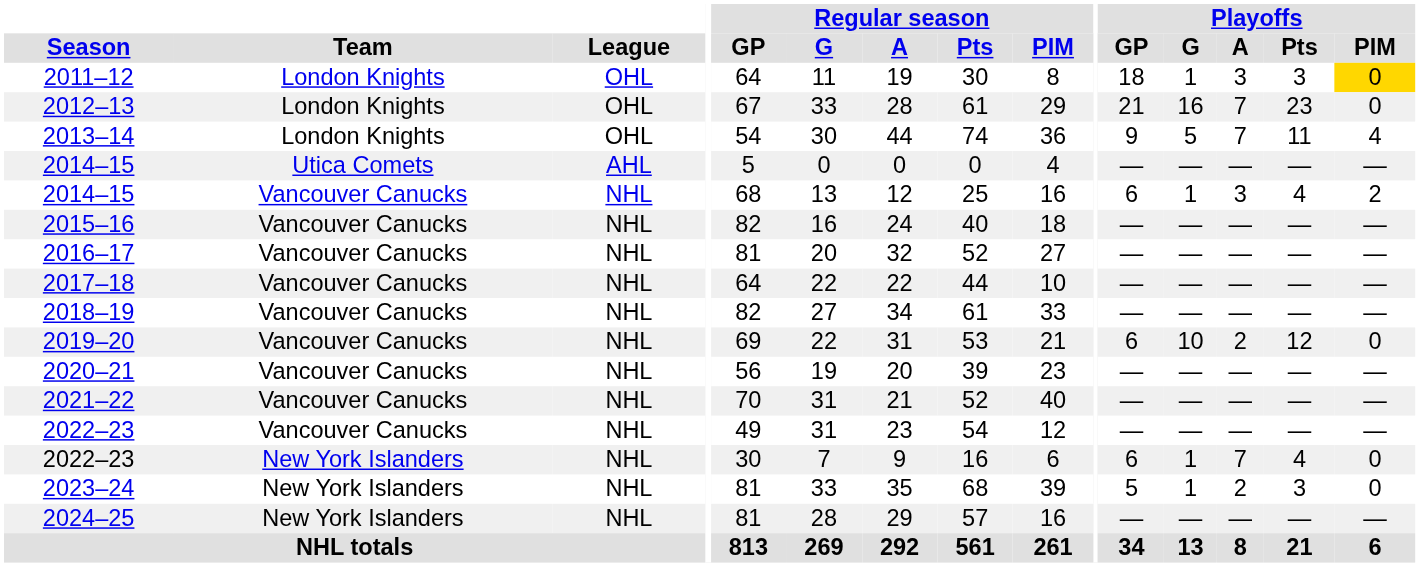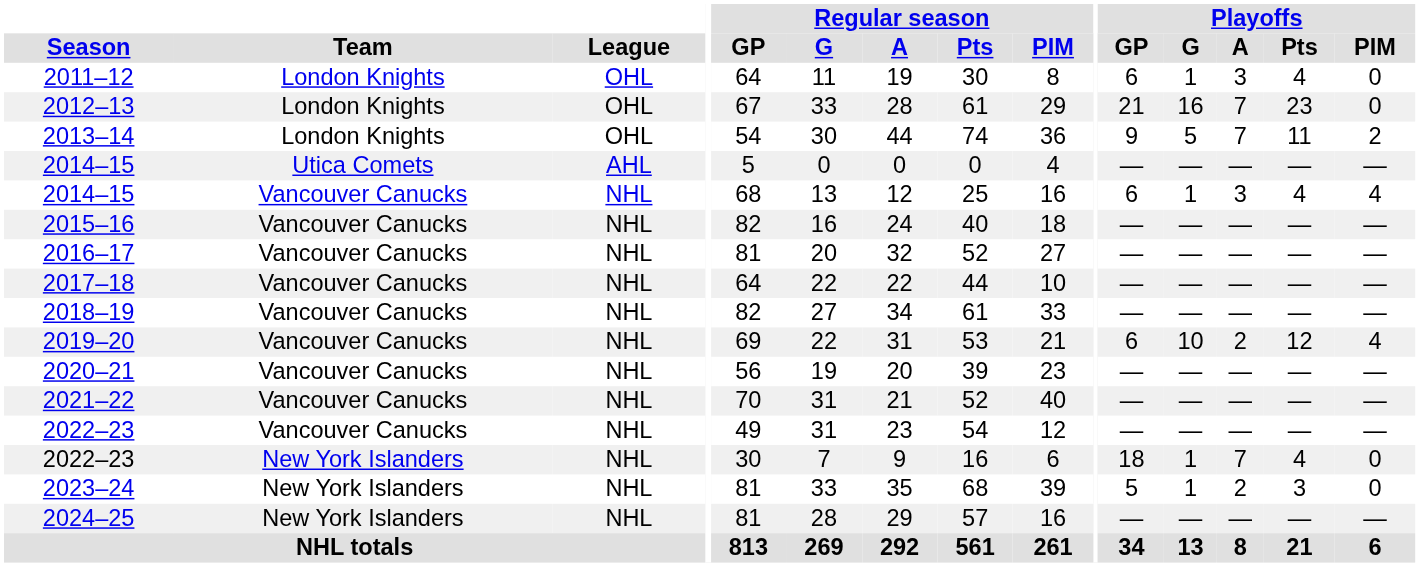(1131, 77) 18 -> (1131, 77) 6
(1299, 77) 3 -> (1299, 77) 4
(1375, 77) gold background -> (1375, 77) no background
(1375, 136) 4 -> (1375, 136) 2
(1375, 194) 2 -> (1375, 194) 4
(1375, 341) 0 -> (1375, 341) 4
(1131, 459) 6 -> (1131, 459) 18
